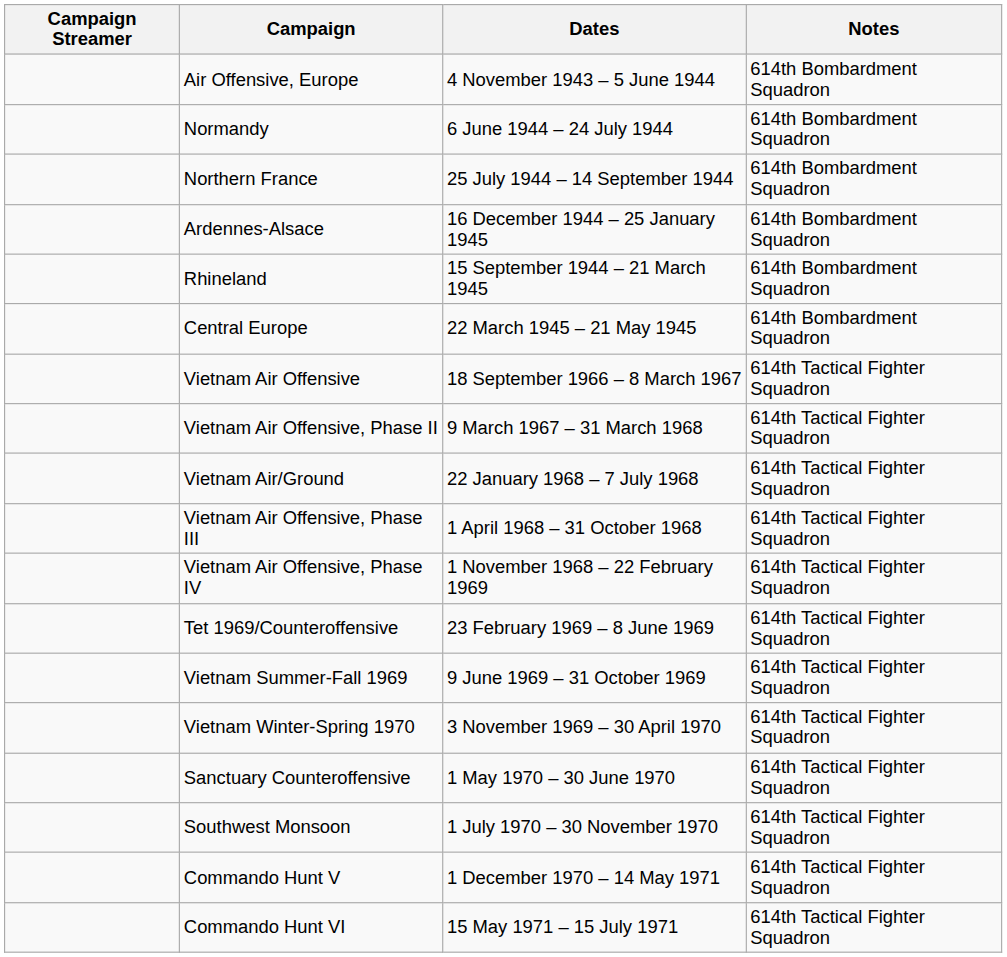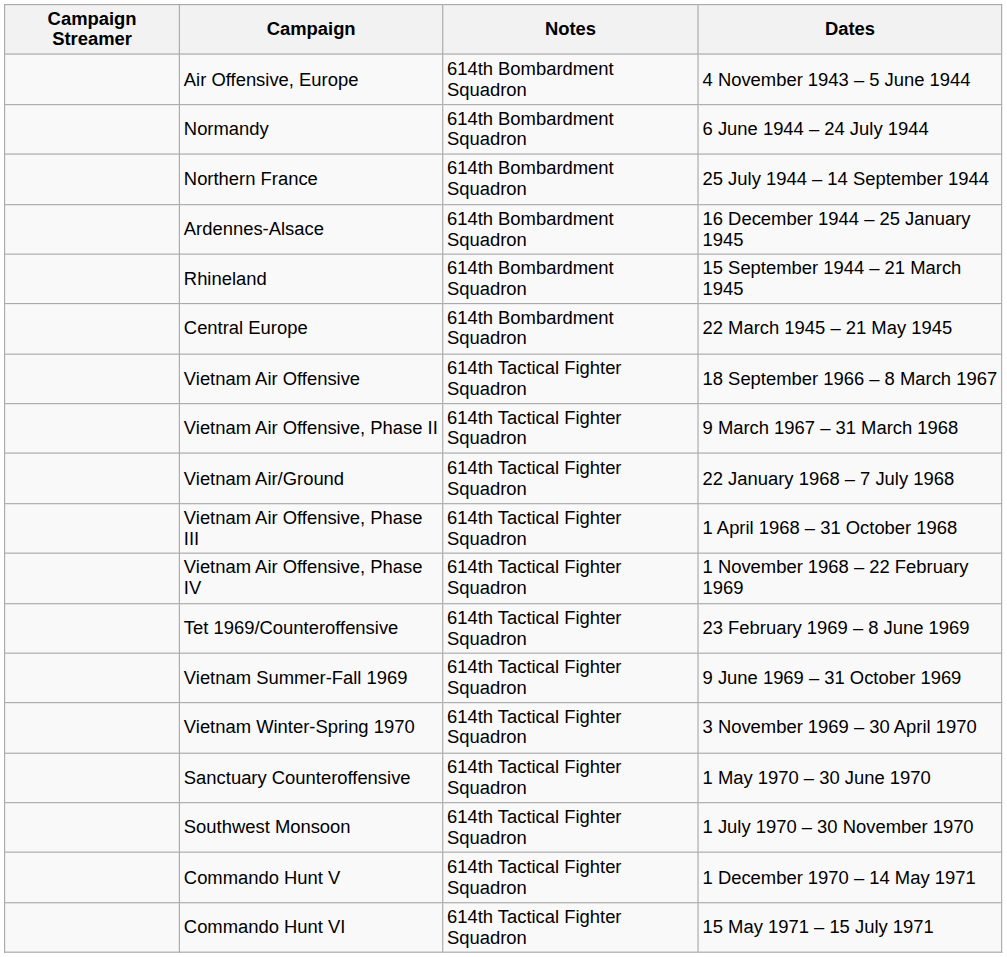columns swapped: (594, 29) <-> (874, 29)
